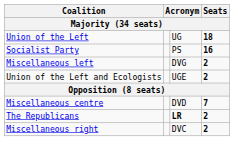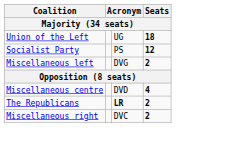(208, 50) 16 -> (150, 50) 12
- row: (84, 77)
(206, 103) 7 -> (147, 90) 4
